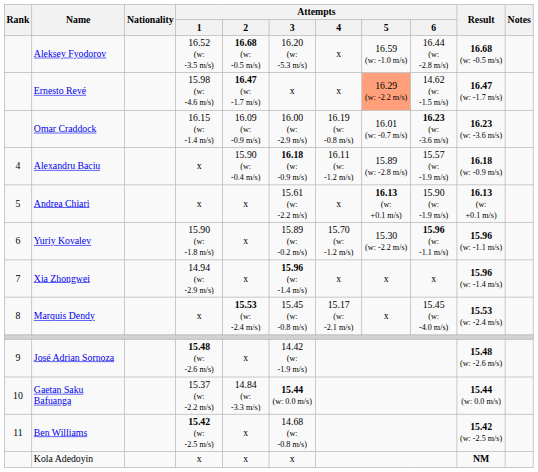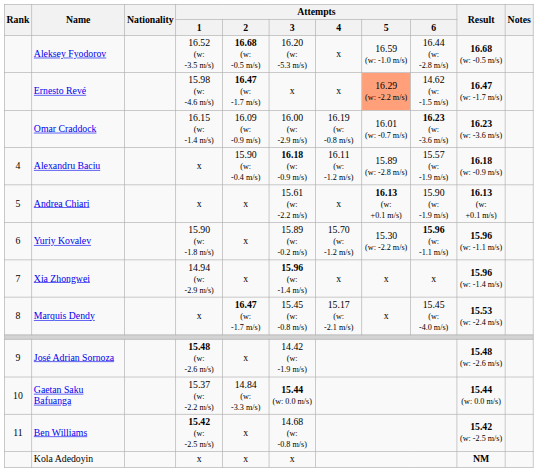(246, 316) 15.53 (w: -2.4 m/s) -> (246, 316) 16.47 (w: -1.7 m/s)
